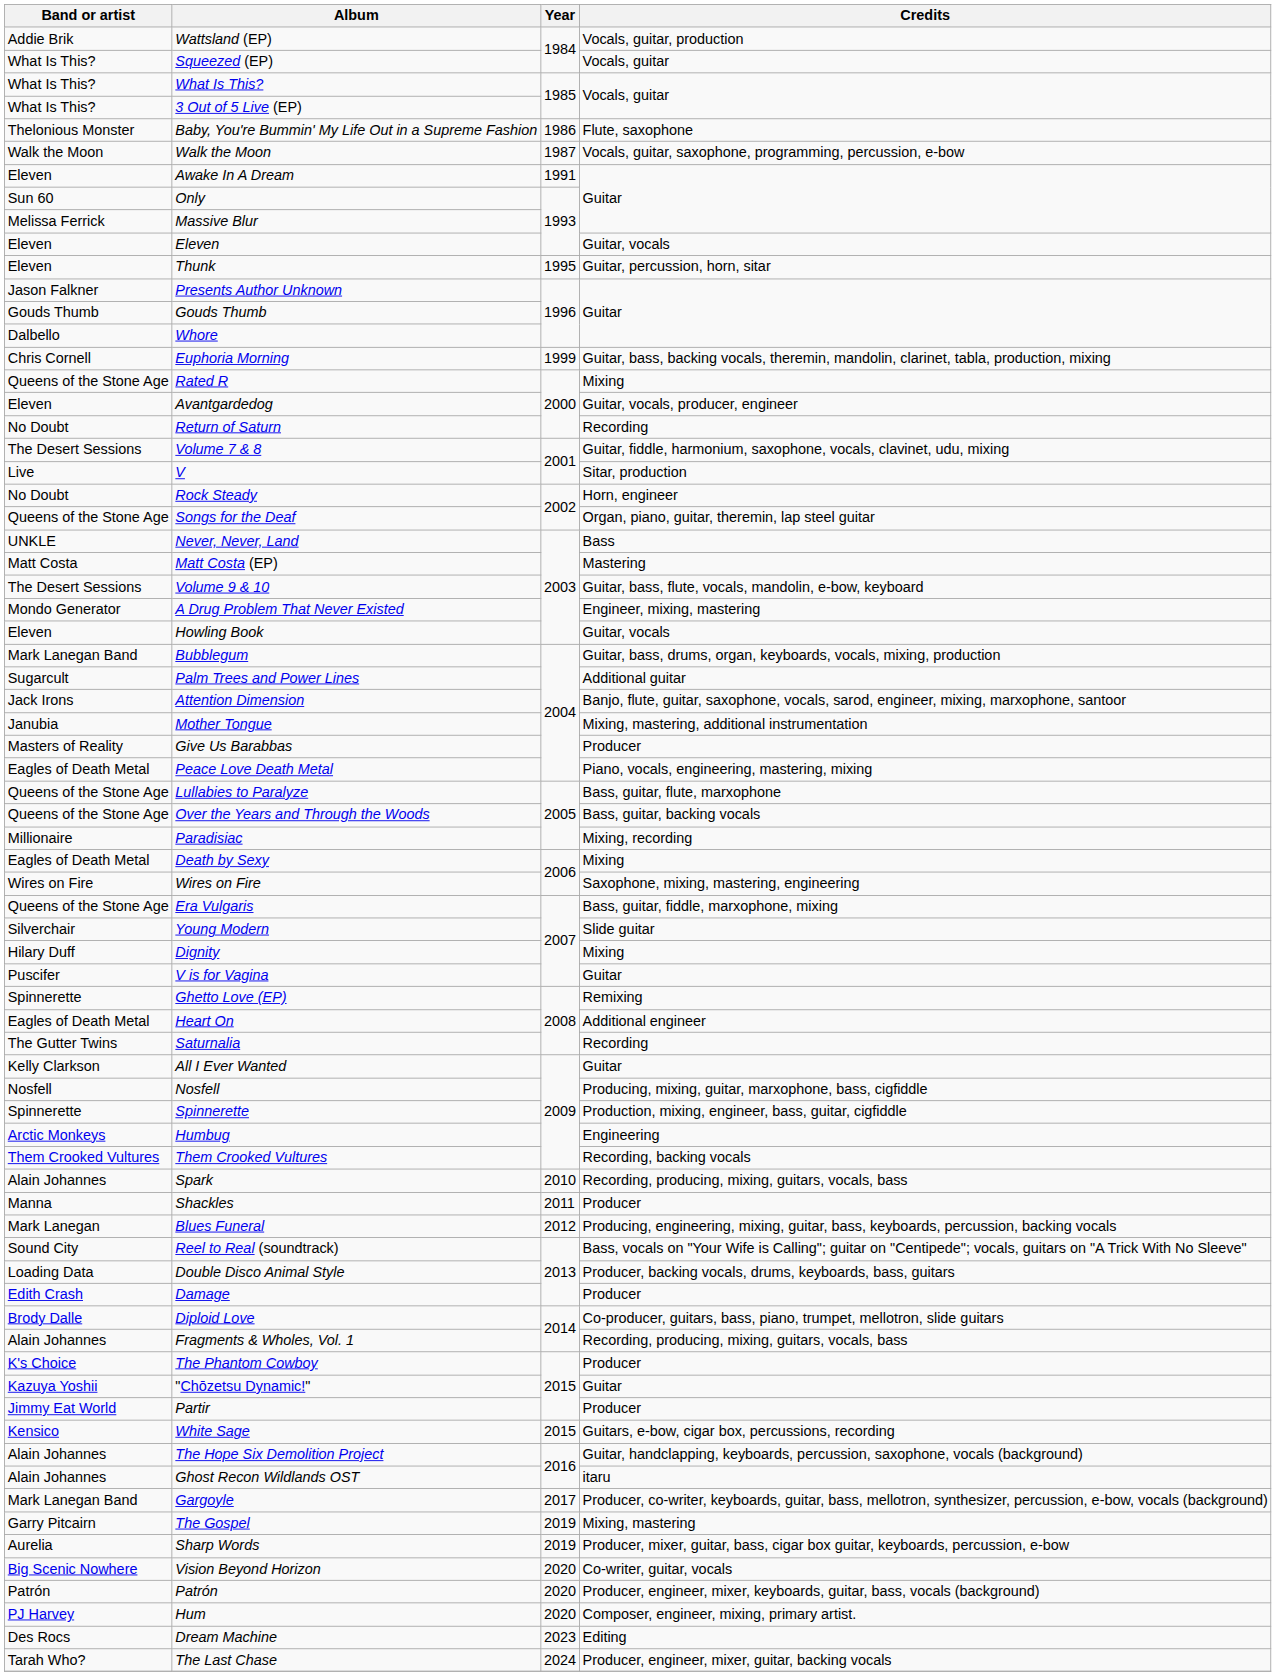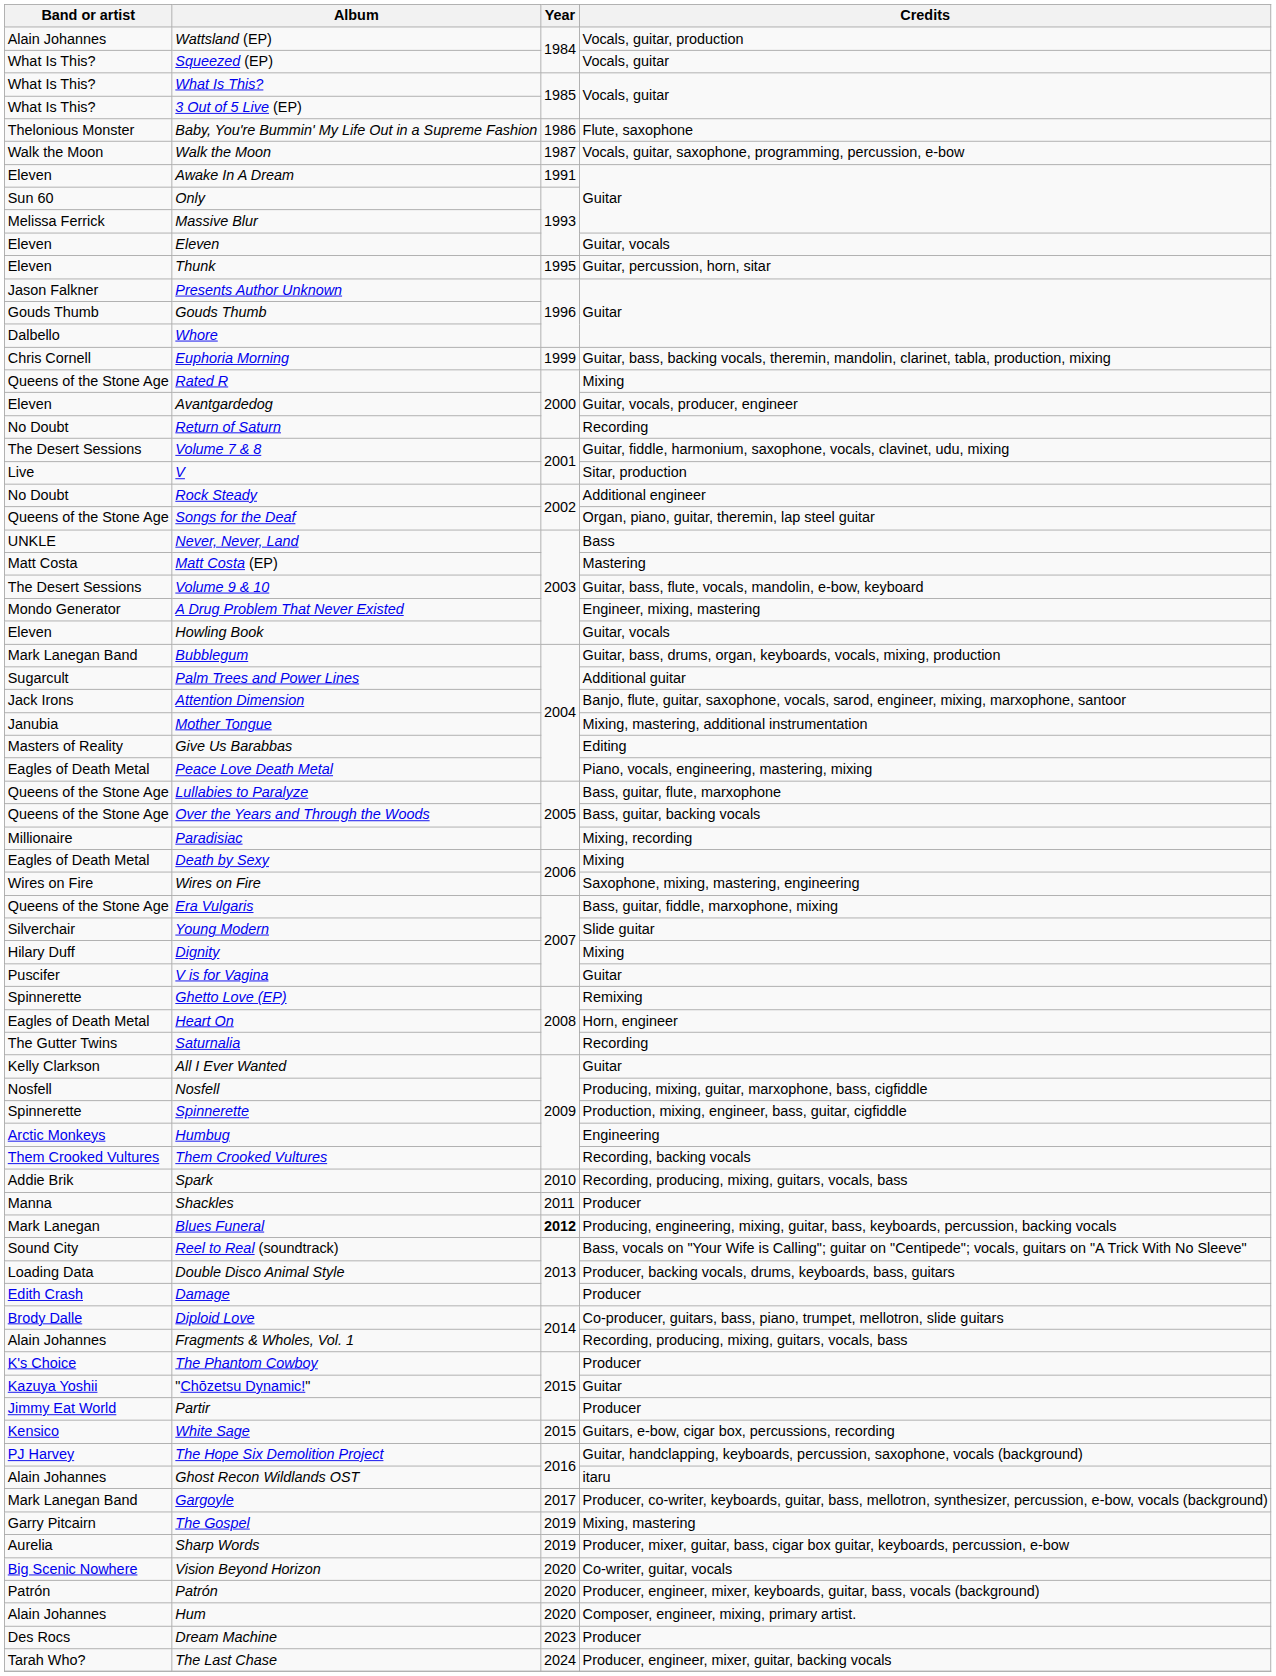(41, 38) Addie Brik -> (57, 38) Alain Johannes
(630, 495) Horn, engineer -> (644, 495) Additional engineer
(612, 746) Producer -> (605, 746) Editing
(644, 1020) Additional engineer -> (630, 1020) Horn, engineer
(57, 1180) Alain Johannes -> (41, 1180) Addie Brik
(560, 1226) normal -> (560, 1226) bold
(57, 1454) Alain Johannes -> (41, 1454) PJ Harvey
(41, 1614) PJ Harvey -> (57, 1614) Alain Johannes
(605, 1637) Editing -> (612, 1637) Producer
